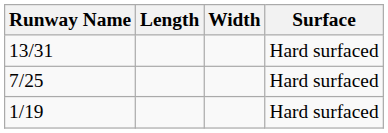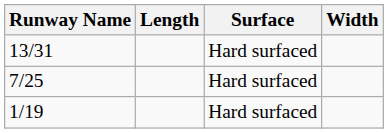columns swapped: (234, 19) <-> (324, 19)
